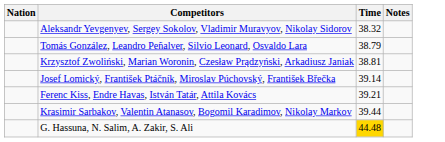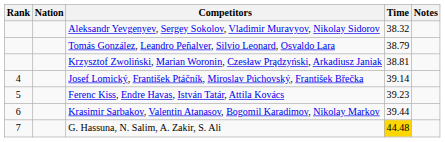+ column: (18, 12)
(370, 95) 39.21 -> (398, 95) 39.23
